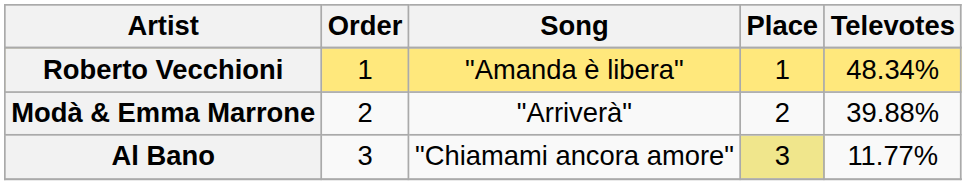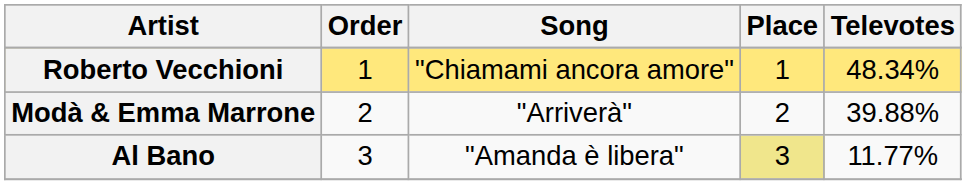(574, 69) "Amanda è libera" -> (574, 69) "Chiamami ancora amore"
(574, 156) "Chiamami ancora amore" -> (574, 156) "Amanda è libera"
